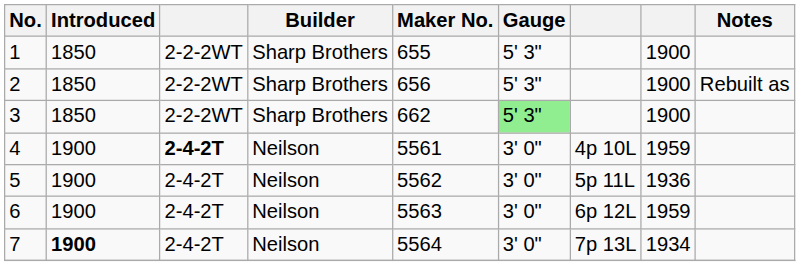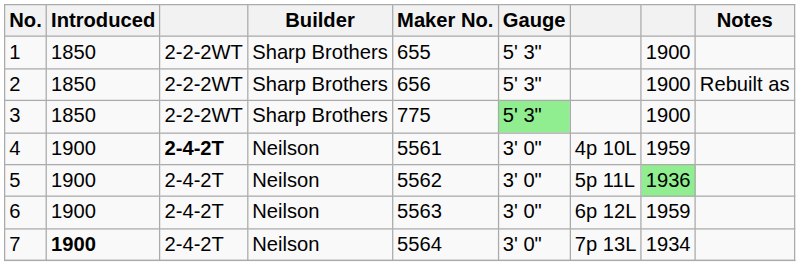(414, 116) 662 -> (414, 116) 775
(668, 180) no background -> (668, 180) lightgreen background
